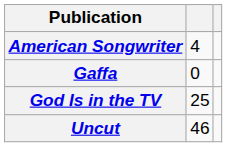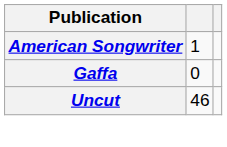(195, 45) 4 -> (195, 45) 1
- row: (95, 100)
